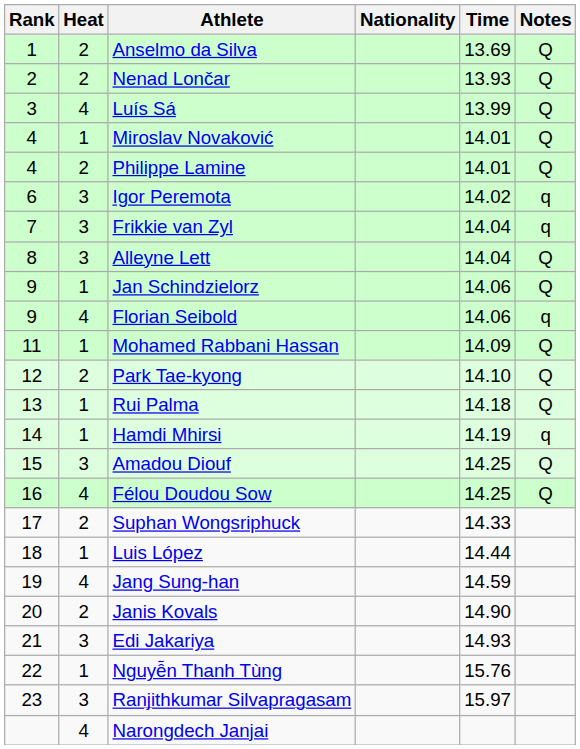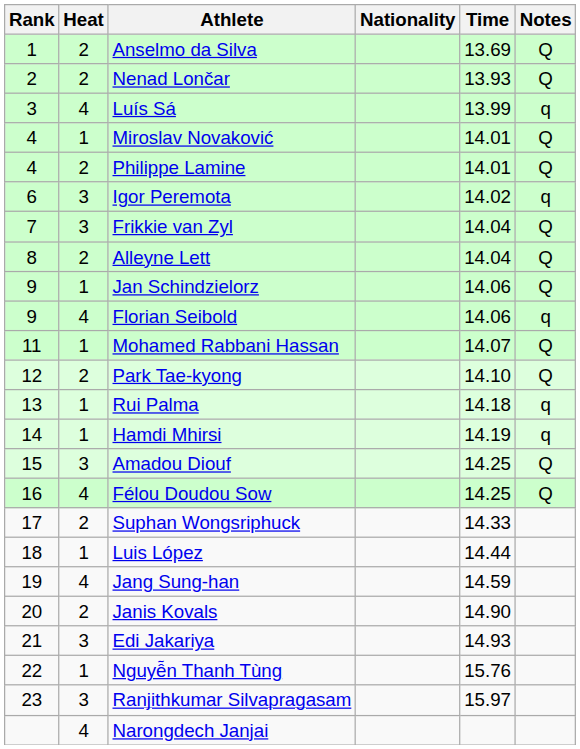(546, 108) Q -> (546, 108) q
(546, 227) q -> (546, 227) Q
(84, 256) 3 -> (84, 256) 2
(488, 345) 14.09 -> (488, 345) 14.07
(546, 404) Q -> (546, 404) q
